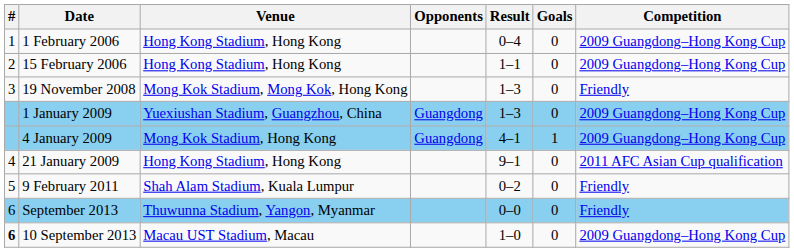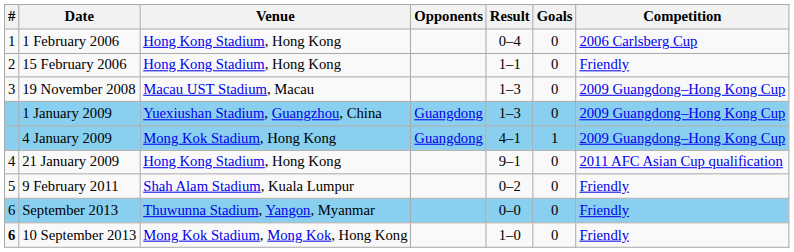(682, 41) 2009 Guangdong–Hong Kong Cup -> (638, 41) 2006 Carlsberg Cup
(682, 65) 2009 Guangdong–Hong Kong Cup -> (604, 65) Friendly
(275, 89) Mong Kok Stadium, Mong Kok, Hong Kong -> (229, 89) Macau UST Stadium, Macau
(604, 89) Friendly -> (682, 89) 2009 Guangdong–Hong Kong Cup
(229, 235) Macau UST Stadium, Macau -> (275, 235) Mong Kok Stadium, Mong Kok, Hong Kong
(682, 235) 2009 Guangdong–Hong Kong Cup -> (604, 235) Friendly
